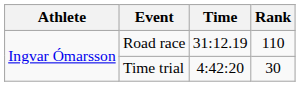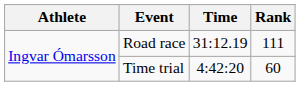(273, 43) 110 -> (273, 43) 111
(273, 69) 30 -> (273, 69) 60
